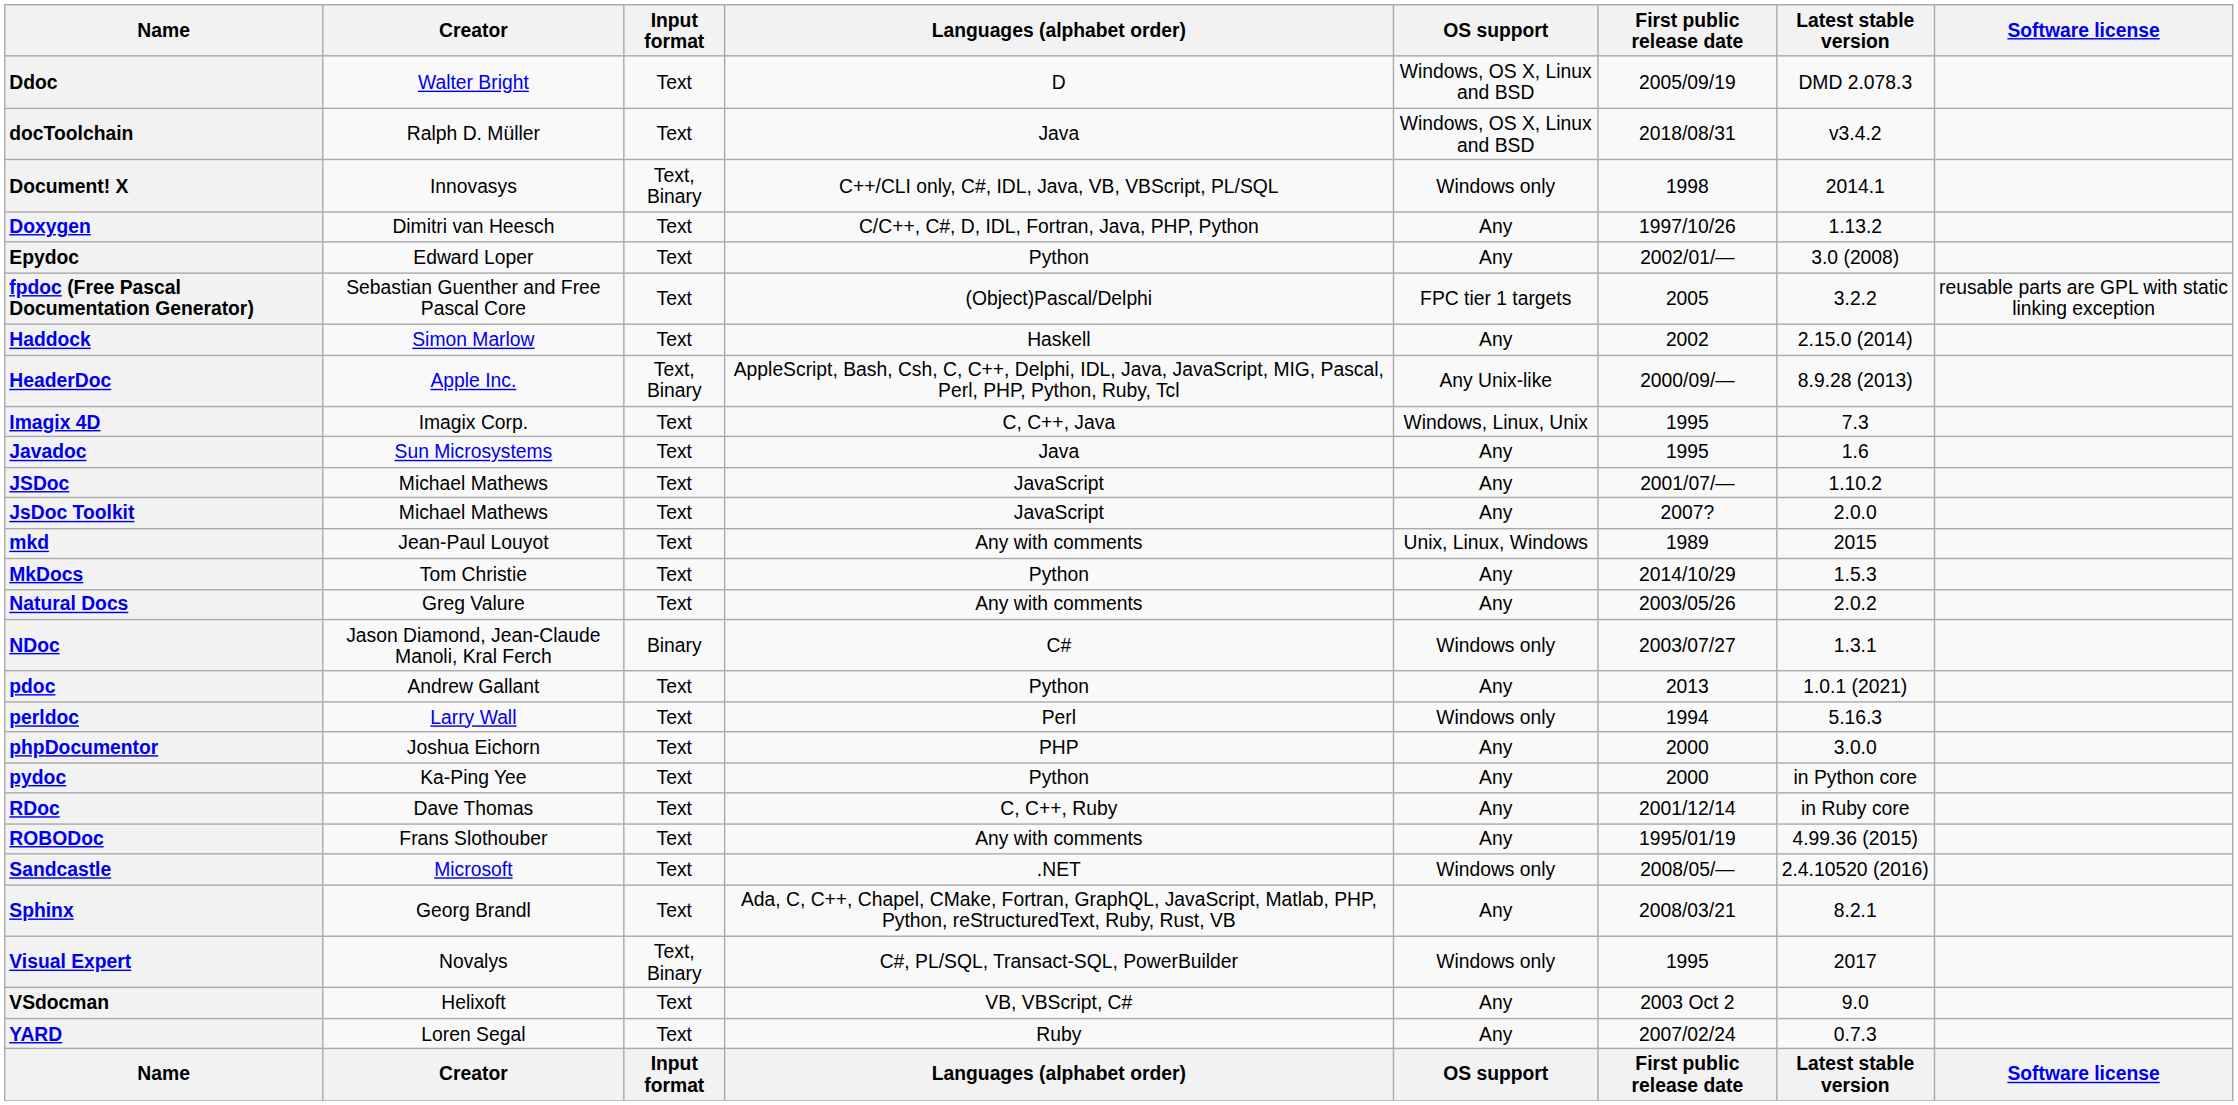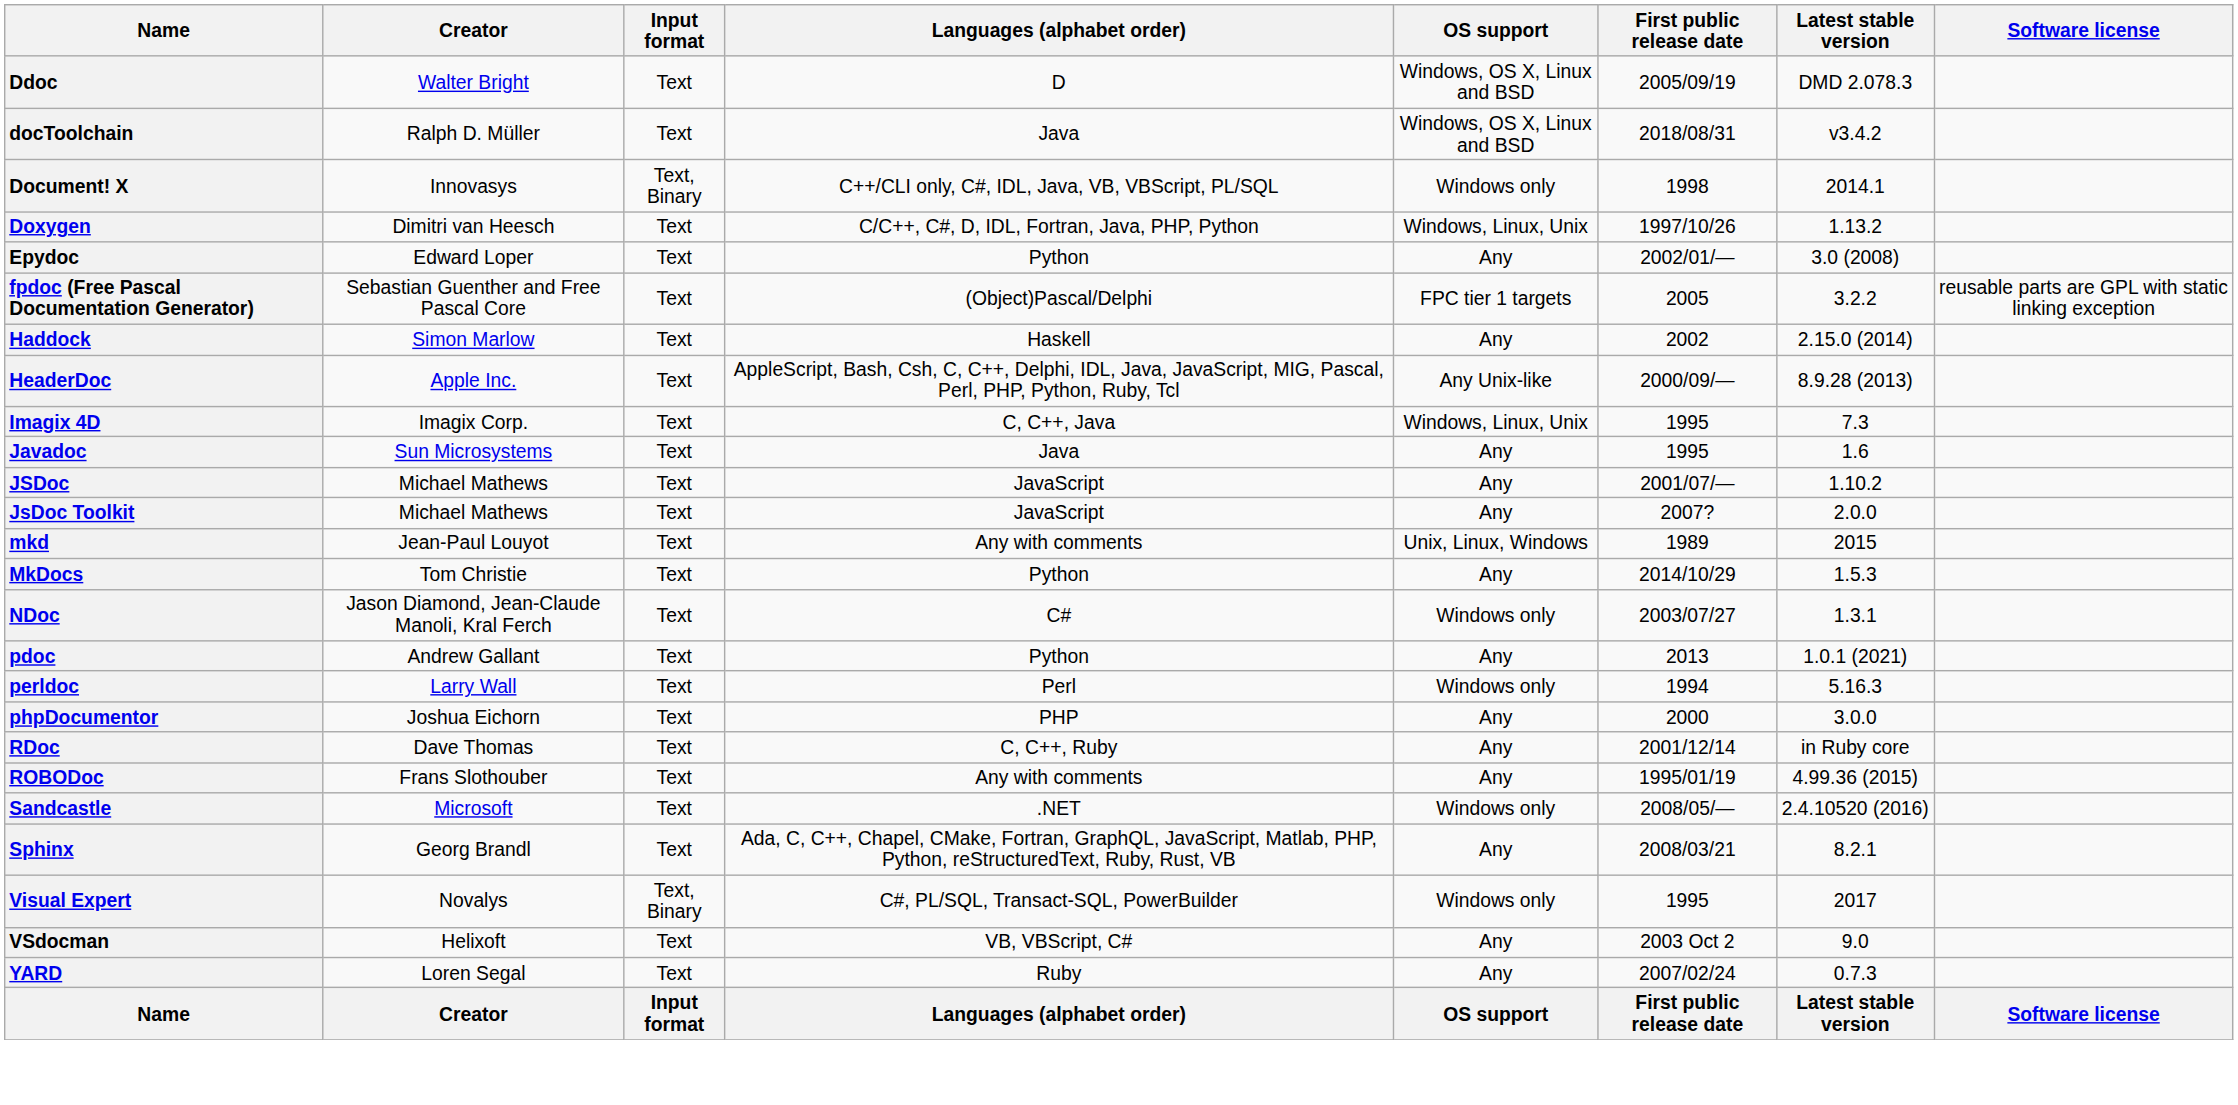(1496, 226) Any -> (1496, 226) Windows, Linux, Unix
(674, 380) Text, Binary -> (674, 380) Text
- row: (69, 604)
(674, 645) Binary -> (674, 615) Text
- row: (38, 777)
